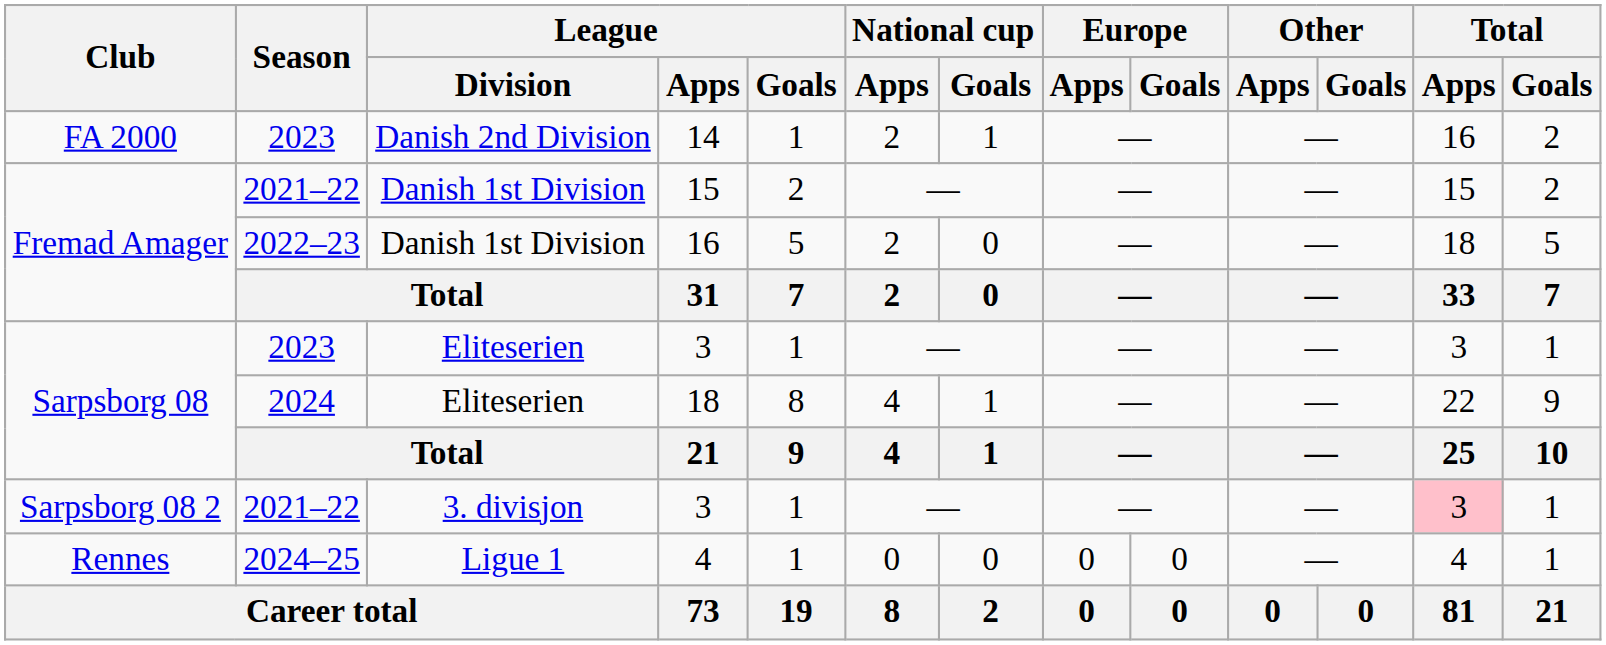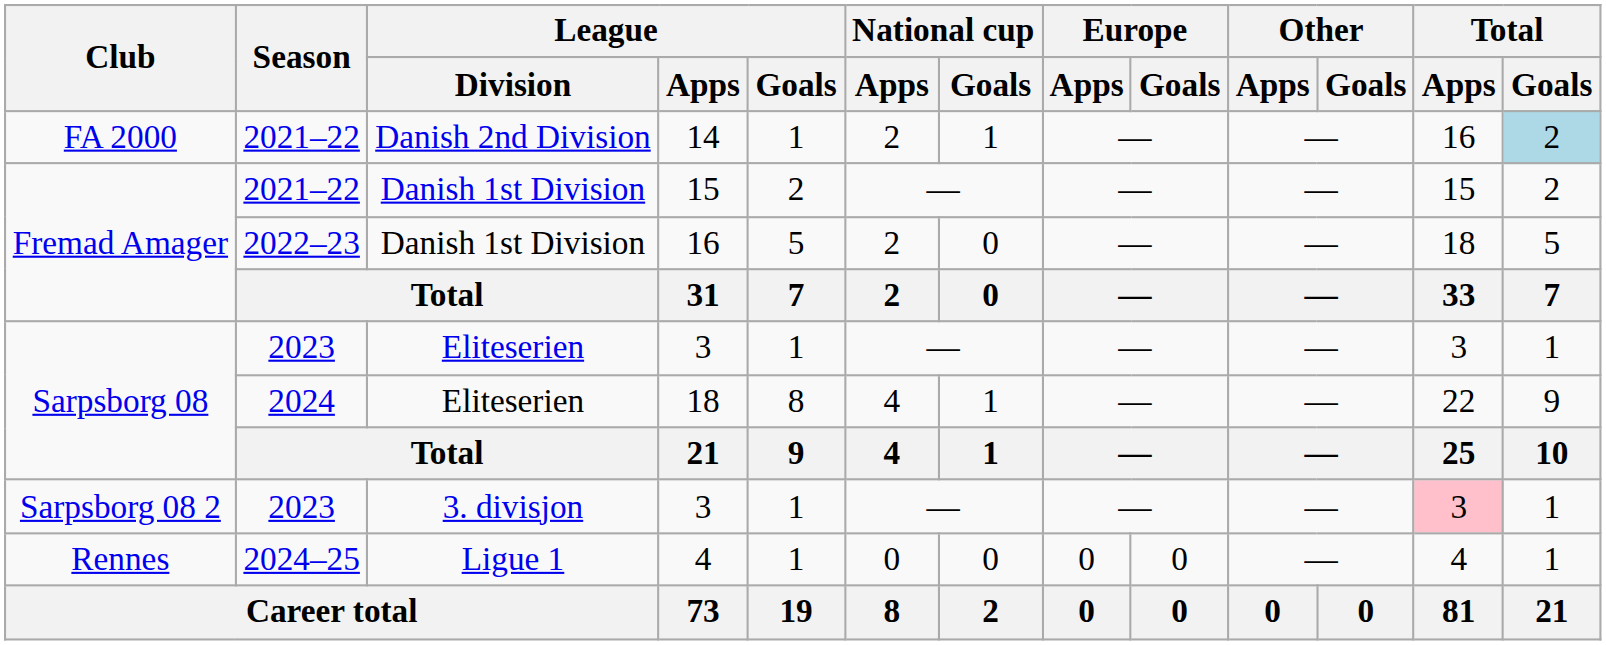(302, 136) 2023 -> (302, 136) 2021–22
(1552, 136) no background -> (1552, 136) lightblue background
(302, 505) 2021–22 -> (302, 505) 2023
